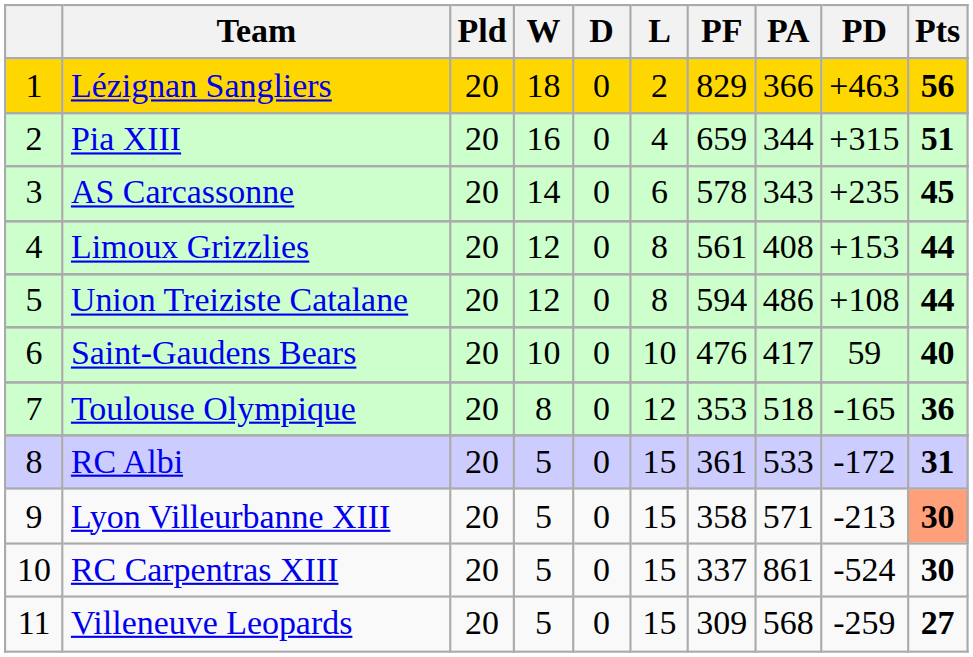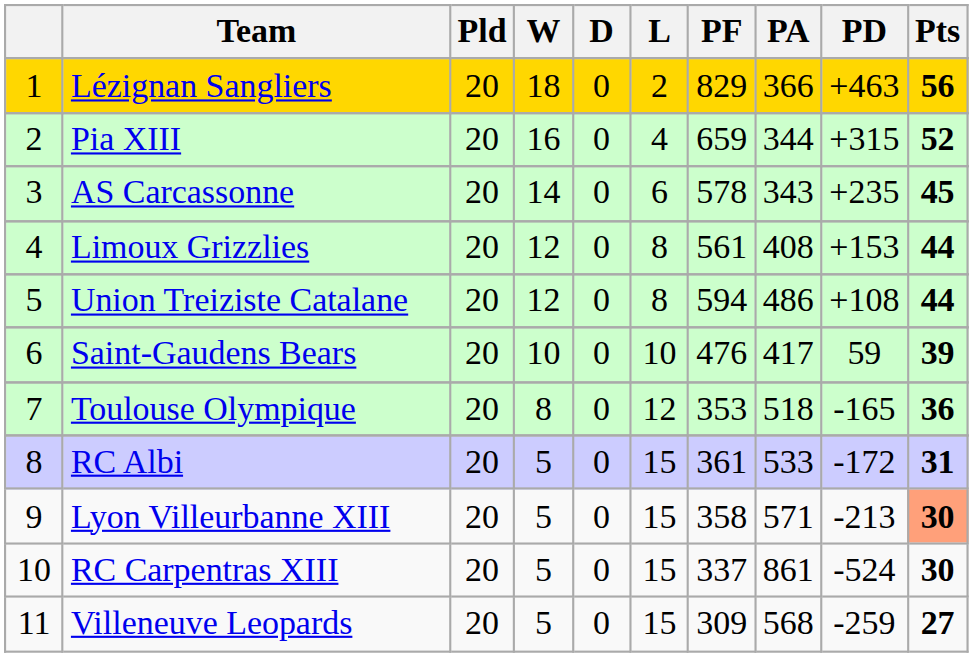(938, 138) 51 -> (938, 138) 52
(938, 354) 40 -> (938, 354) 39
